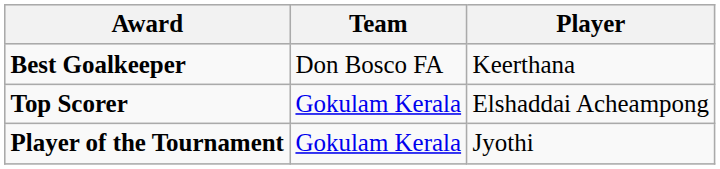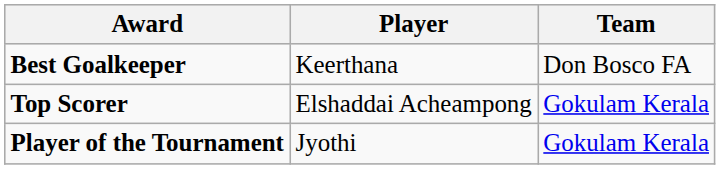columns swapped: (591, 24) <-> (378, 24)
